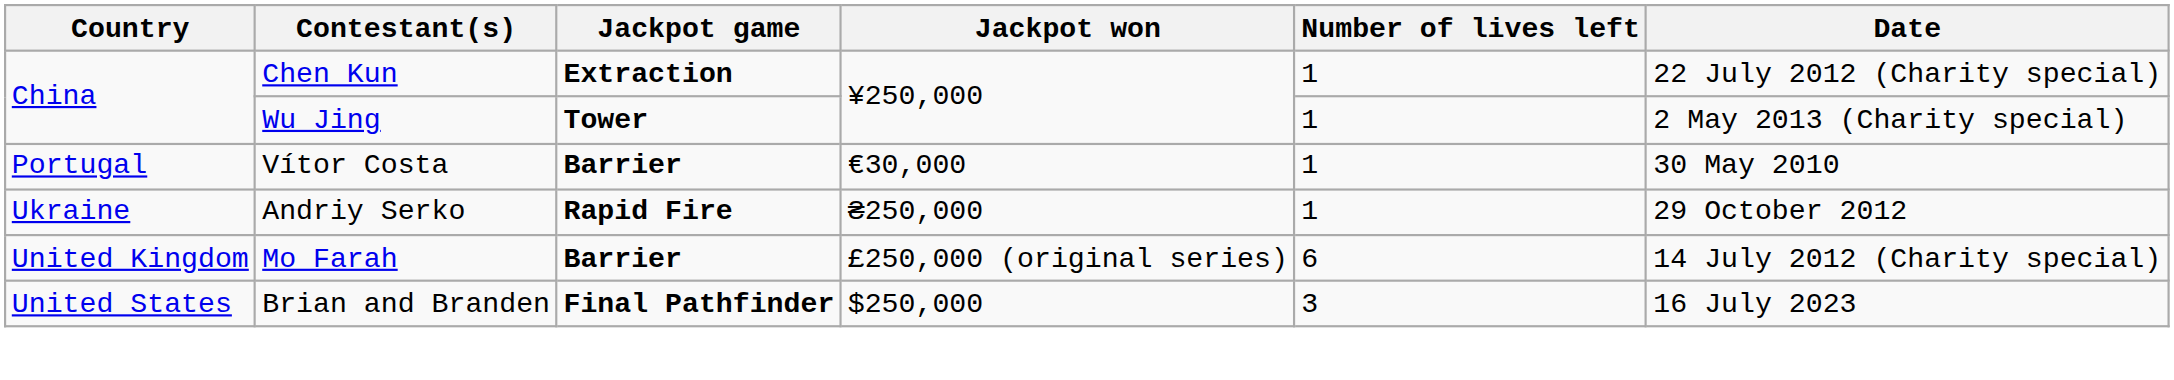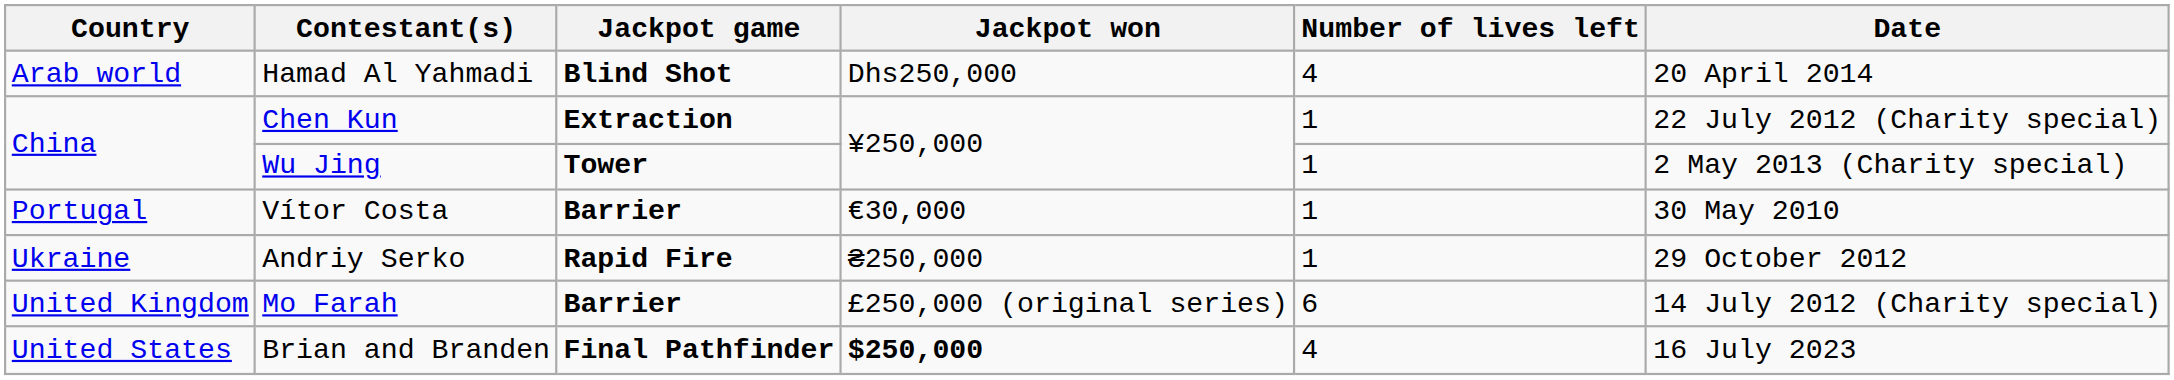+ row: (398, 74)
(915, 304) normal -> (915, 350) bold
(1310, 304) 3 -> (1310, 350) 4
